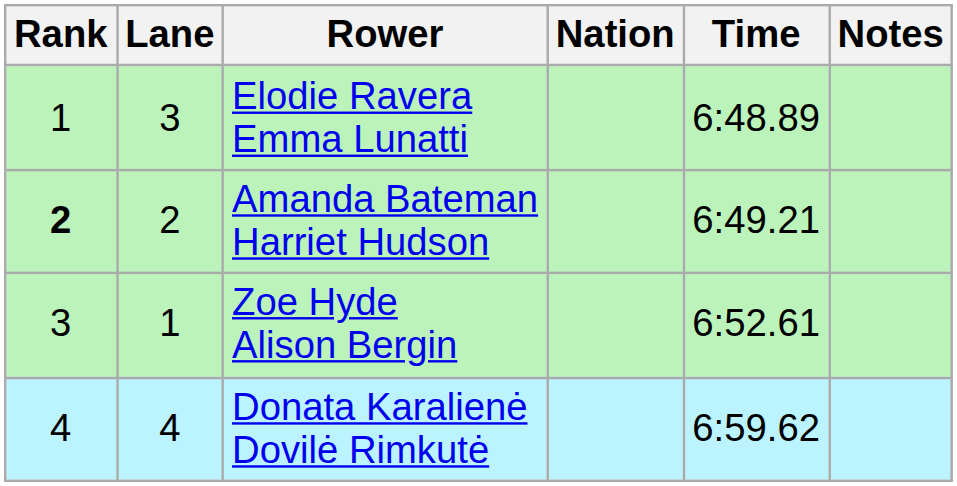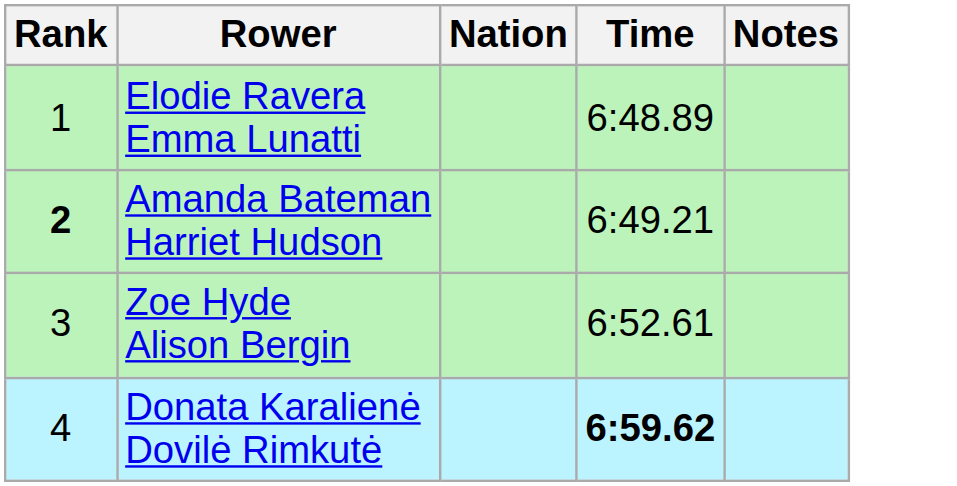- column: (170, 34)
(756, 427) normal -> (650, 427) bold
